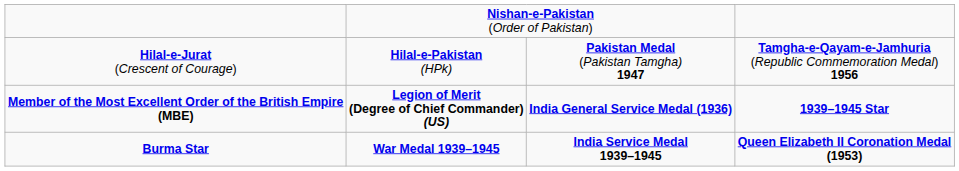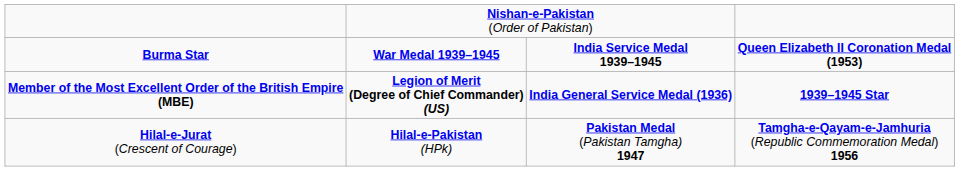rows swapped: (176, 61) <-> (176, 149)
